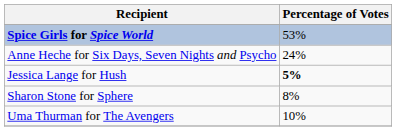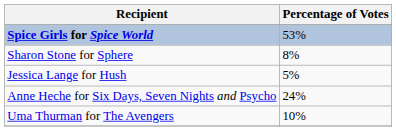rows swapped: (142, 55) <-> (70, 95)
(292, 75) bold -> (291, 75) normal
